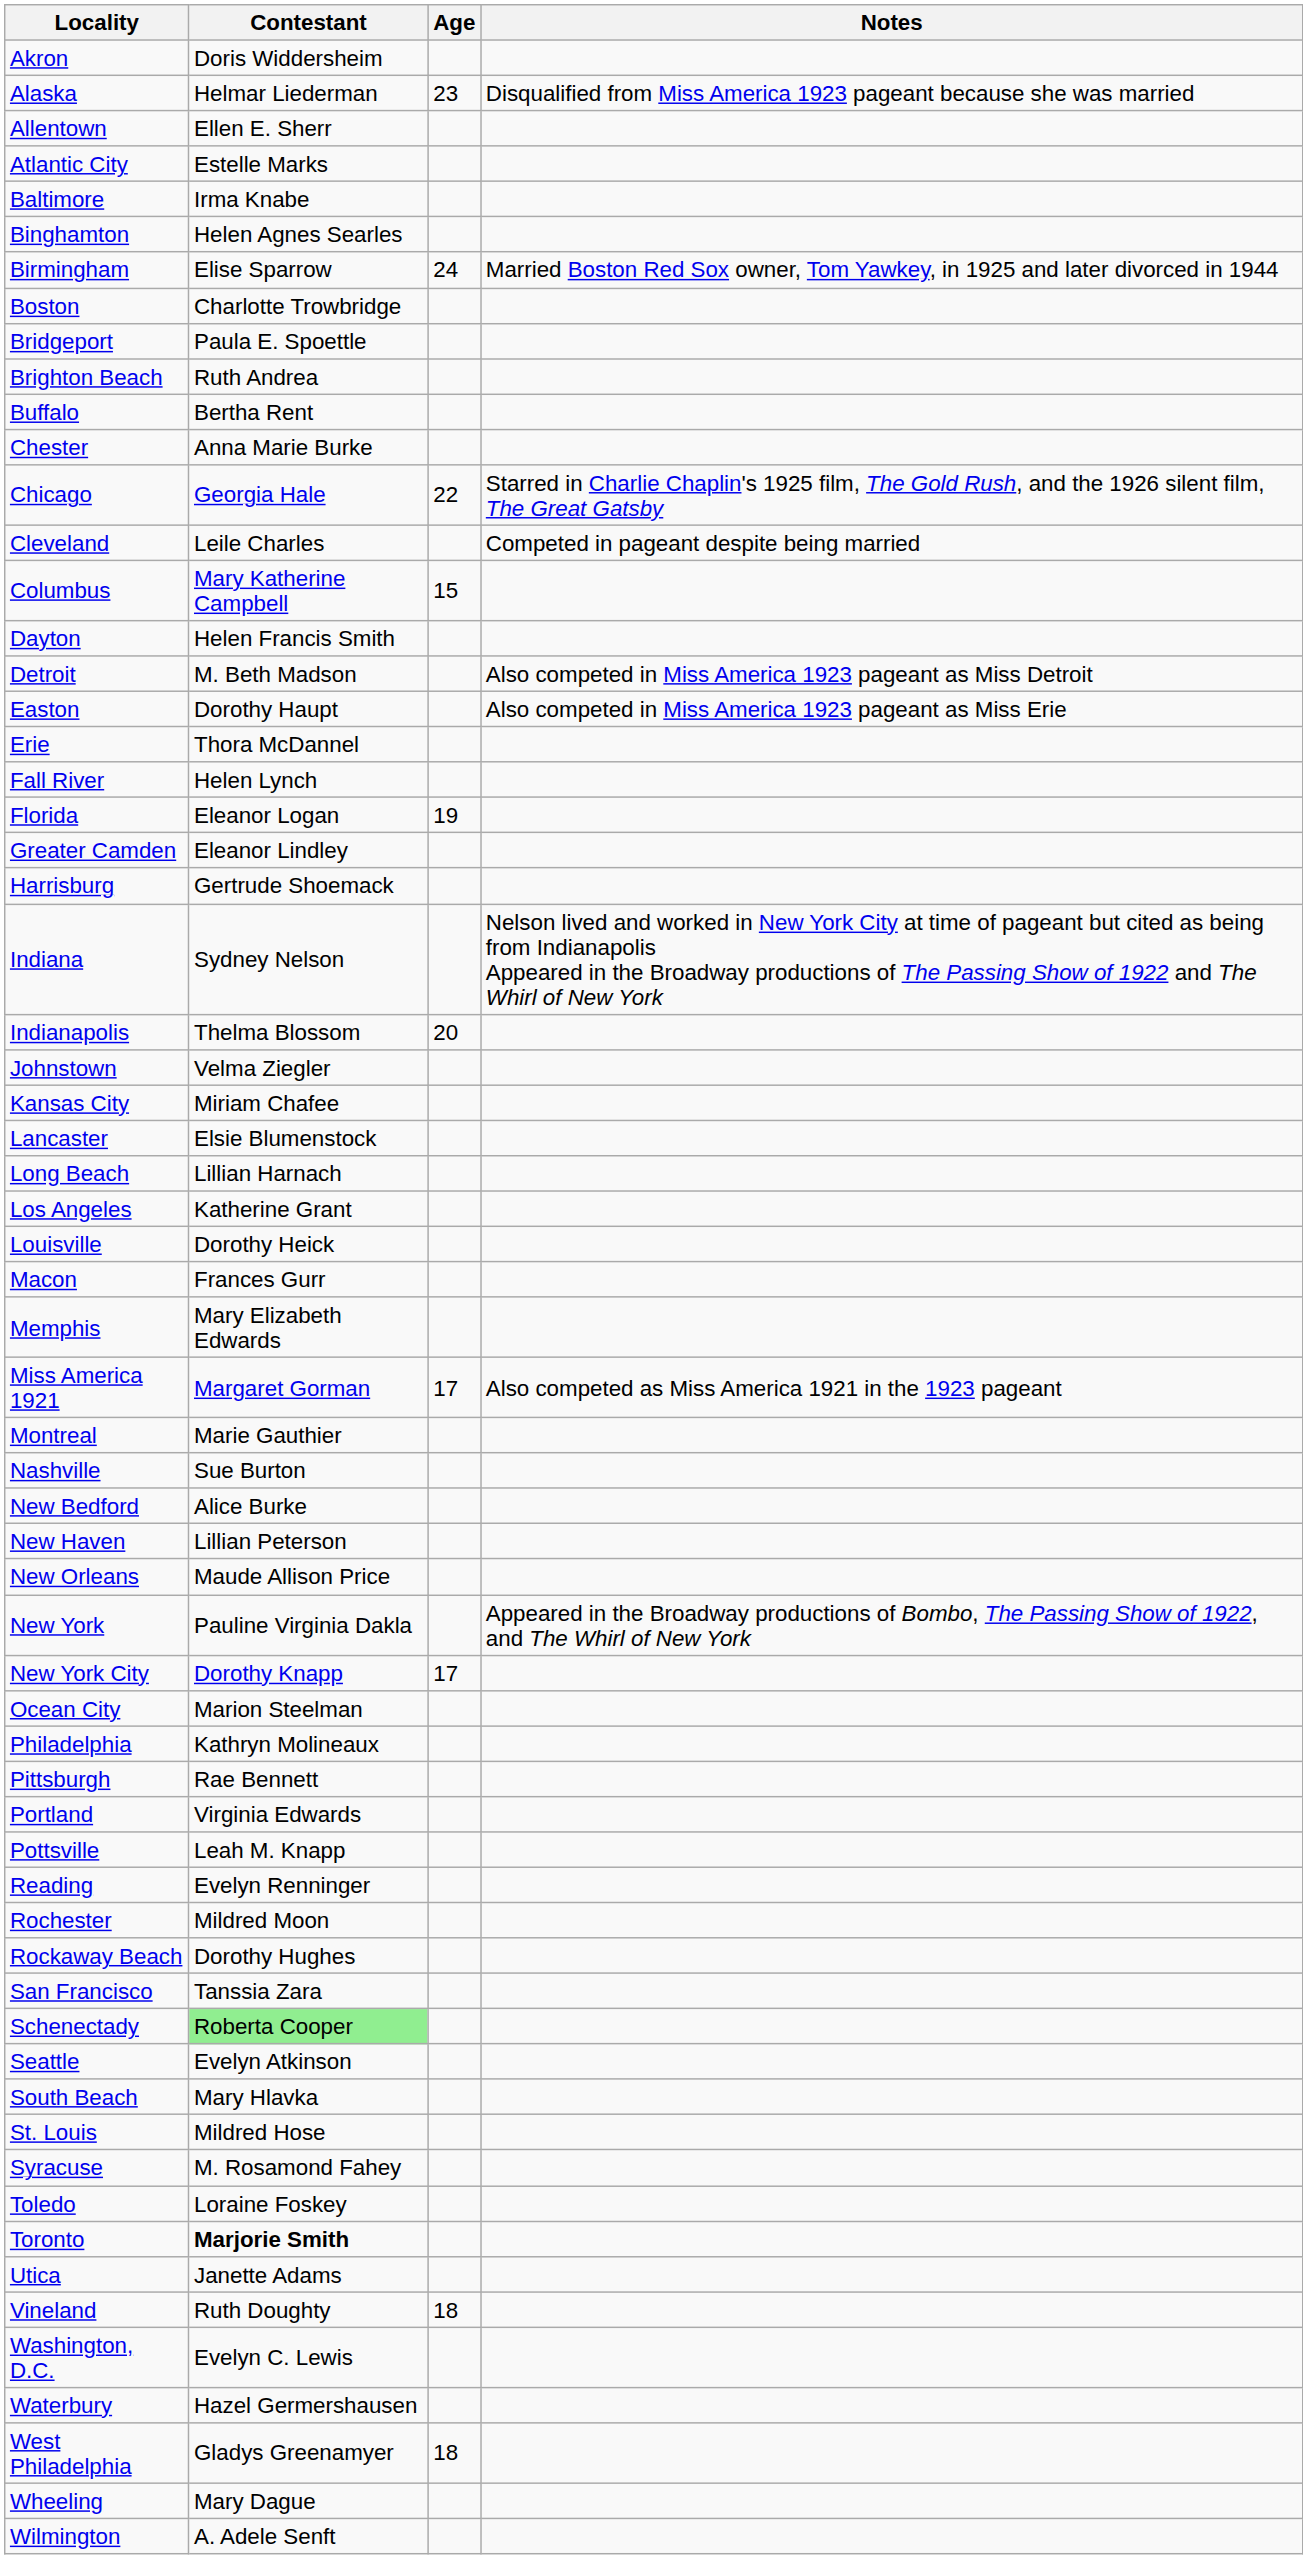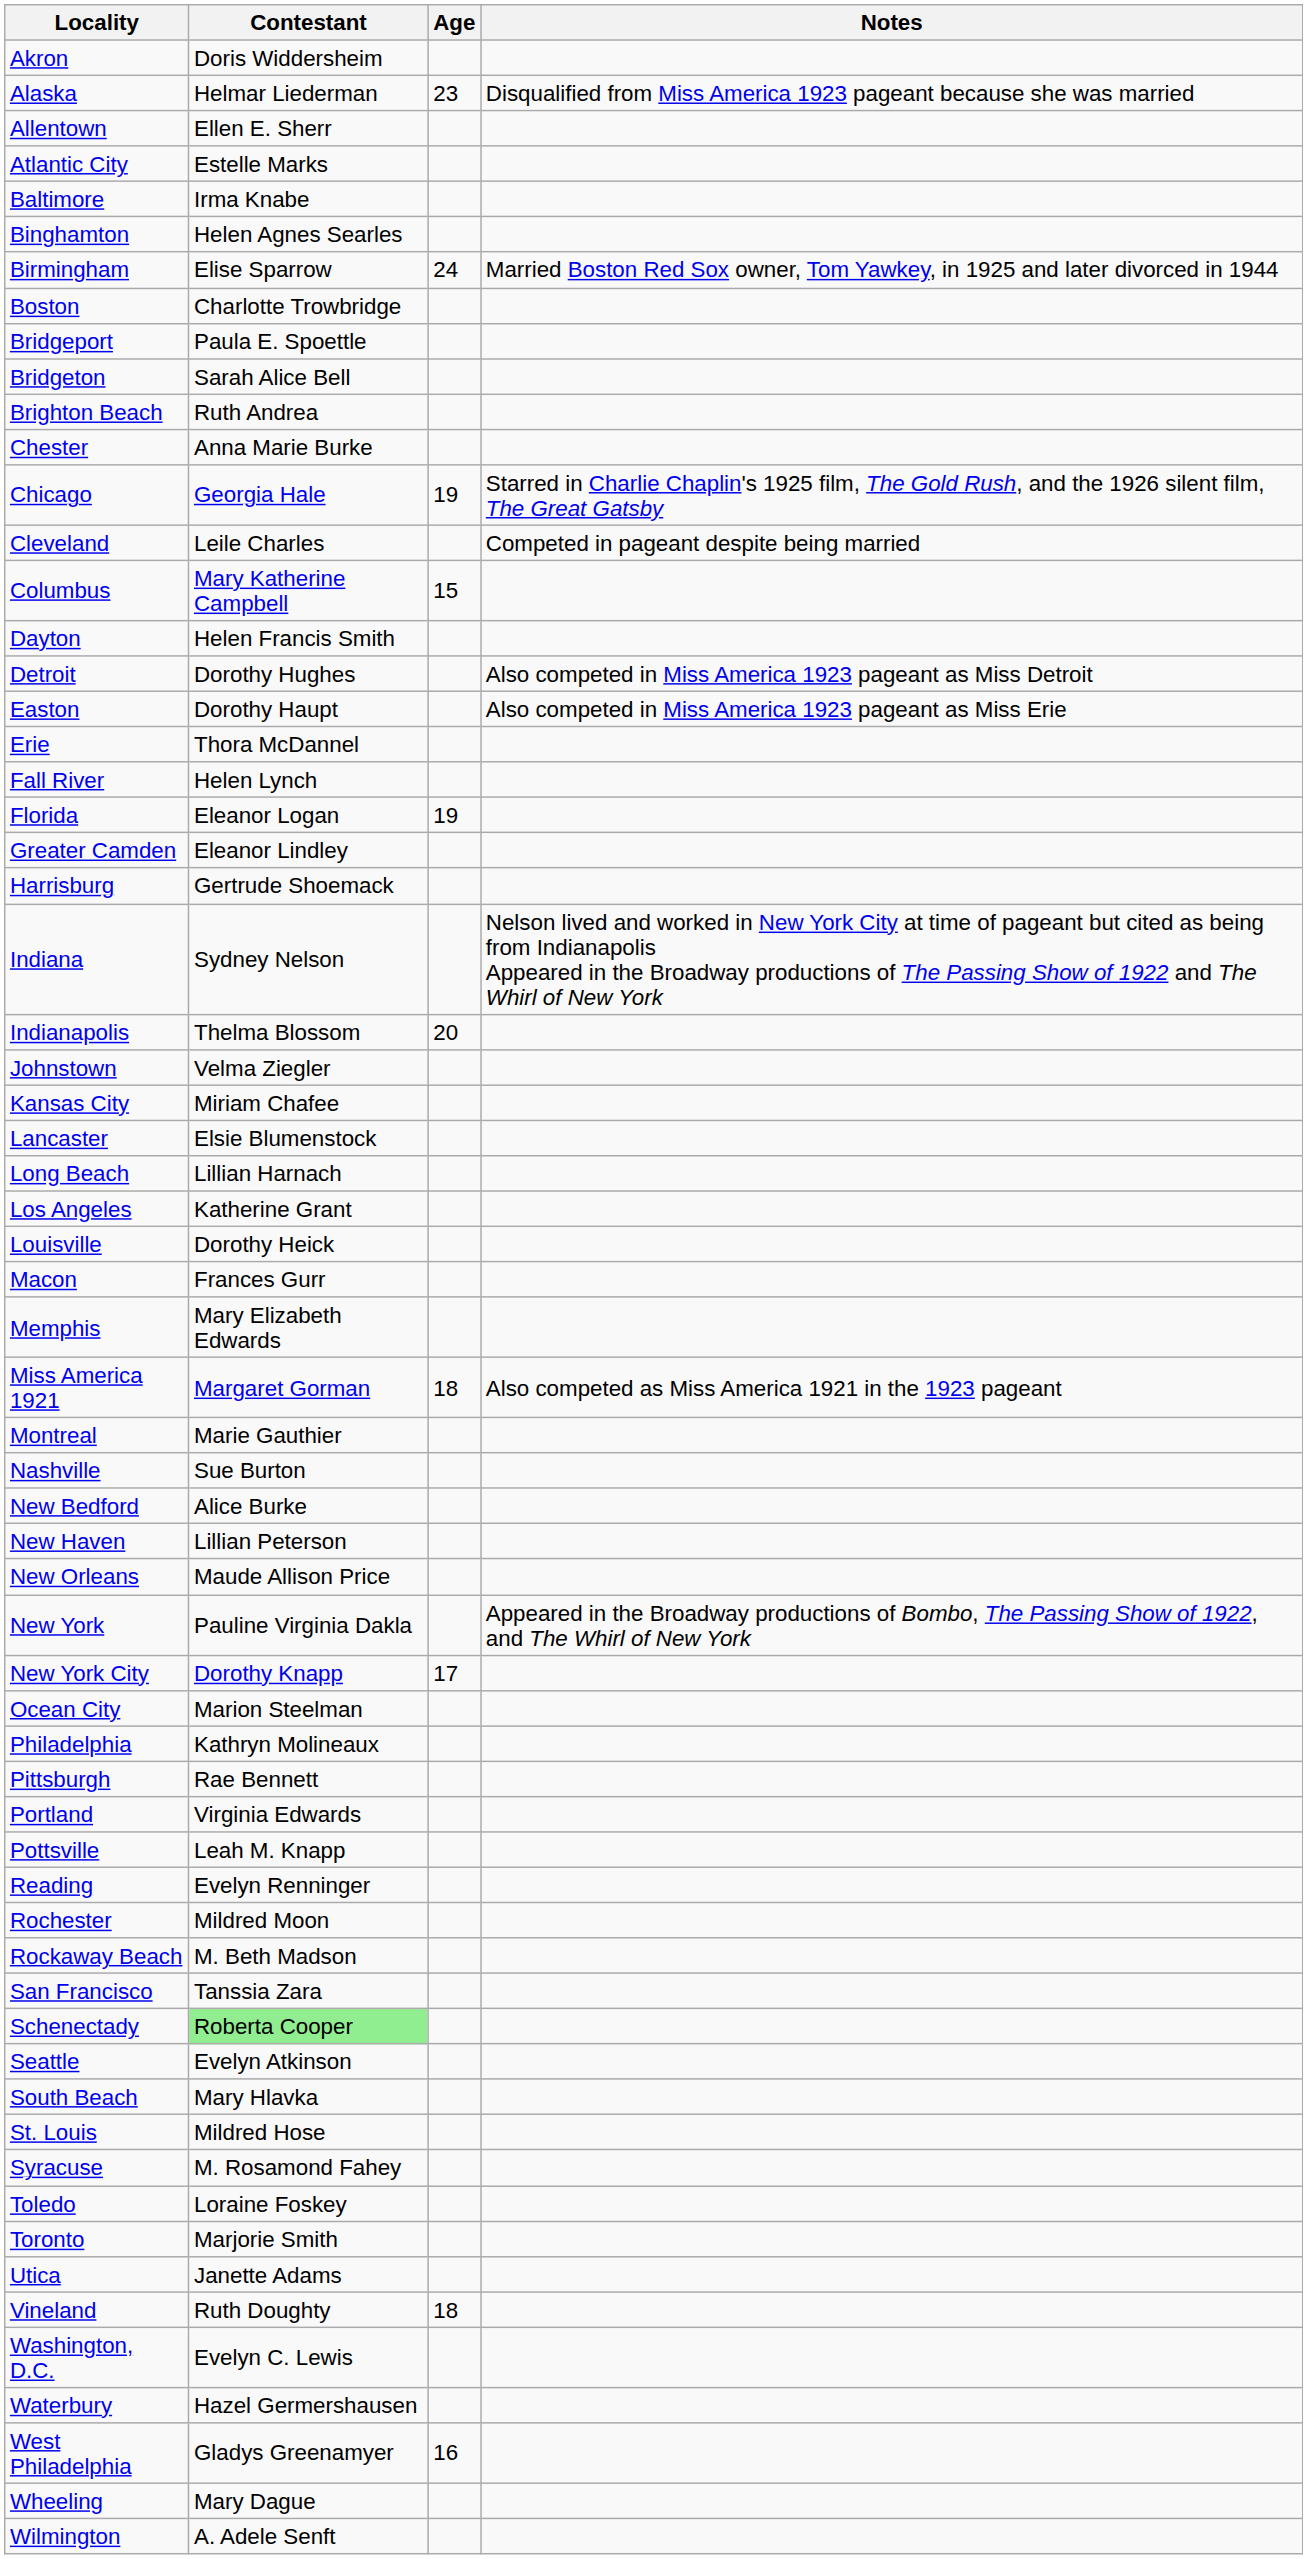+ row: (58, 376)
- row: (44, 412)
(446, 495) 22 -> (446, 495) 19
(275, 674) M. Beth Madson -> (275, 674) Dorothy Hughes
(446, 1388) 17 -> (446, 1388) 18
(275, 1956) Dorothy Hughes -> (275, 1956) M. Beth Madson
(272, 2239) bold -> (266, 2239) normal
(446, 2453) 18 -> (446, 2453) 16
